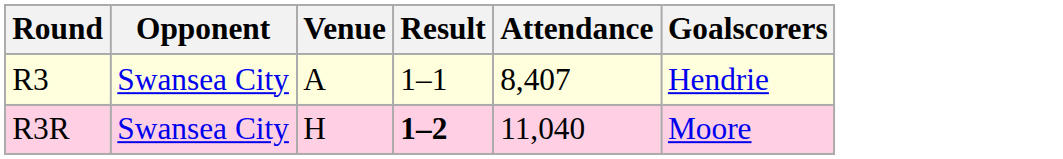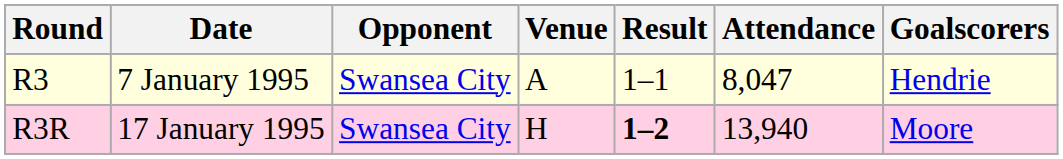+ column: (221, 29)
(535, 79) 8,407 -> (757, 79) 8,047
(543, 128) 11,040 -> (765, 128) 13,940
